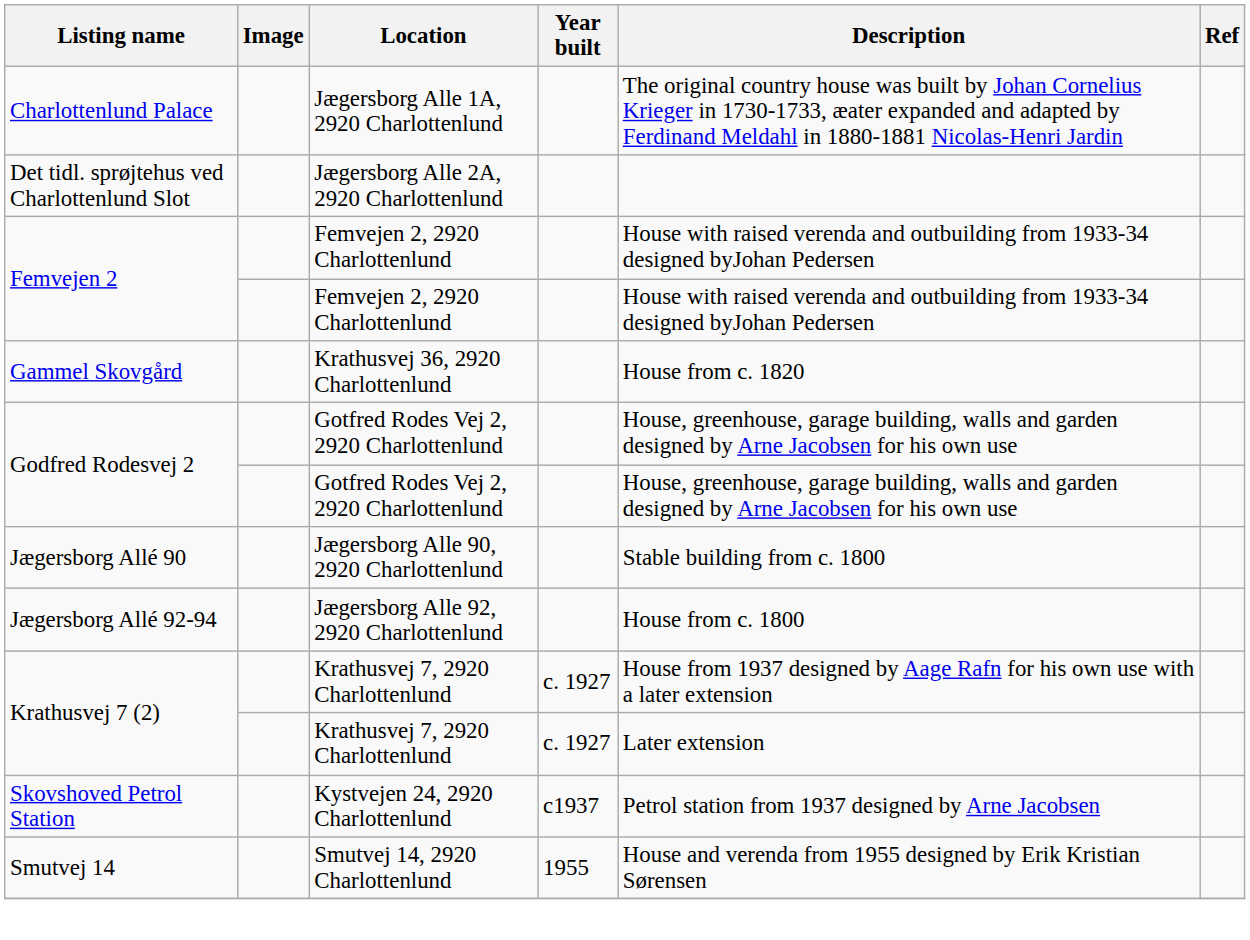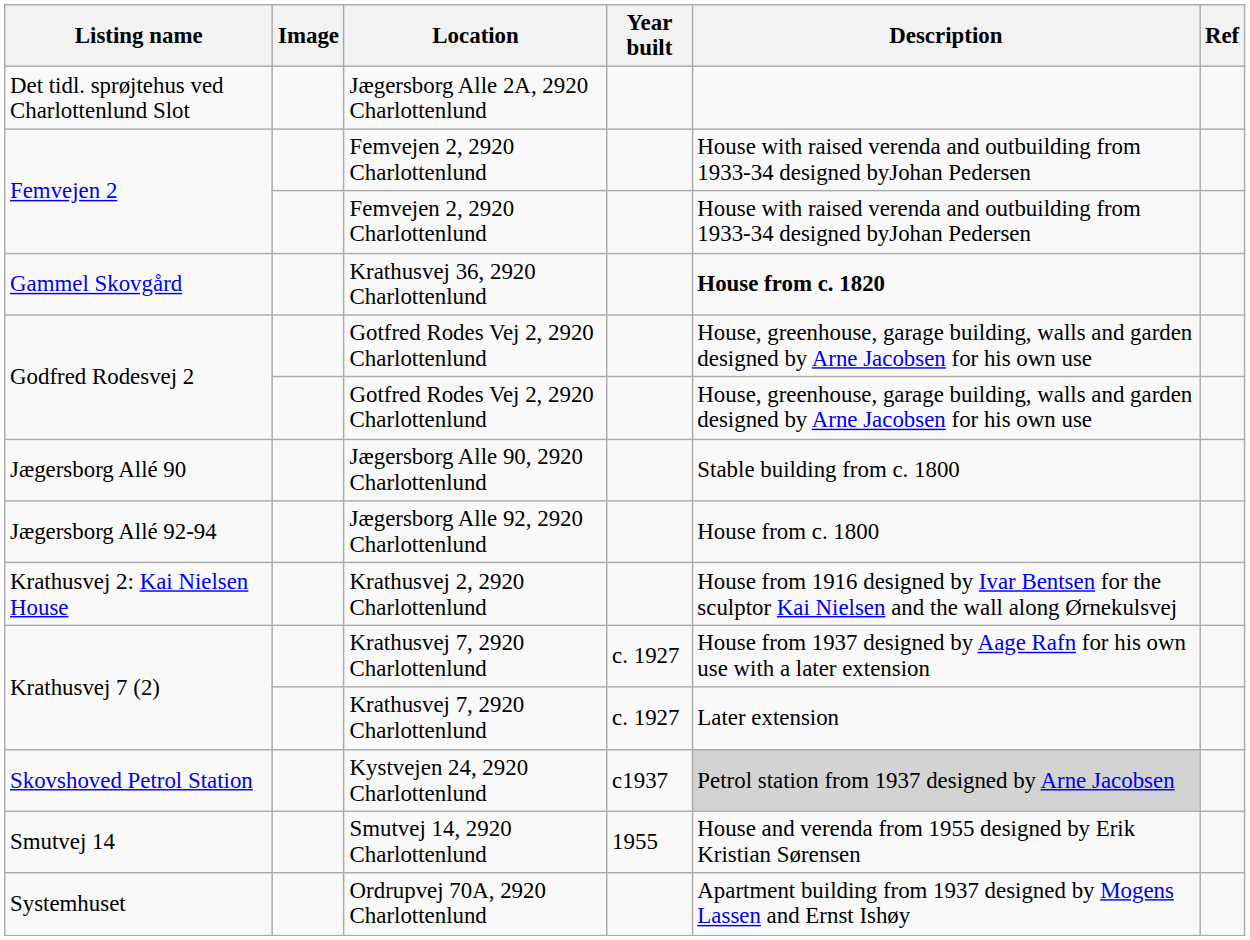- row: (111, 110)
(714, 371) normal -> (791, 283) bold
+ row: (129, 593)
(861, 805) no background -> (936, 779) lightgrey background
+ row: (68, 903)
